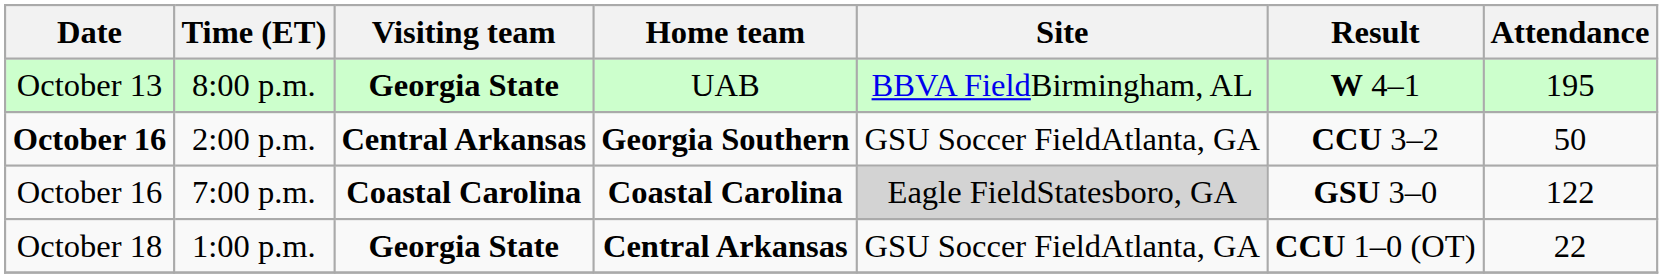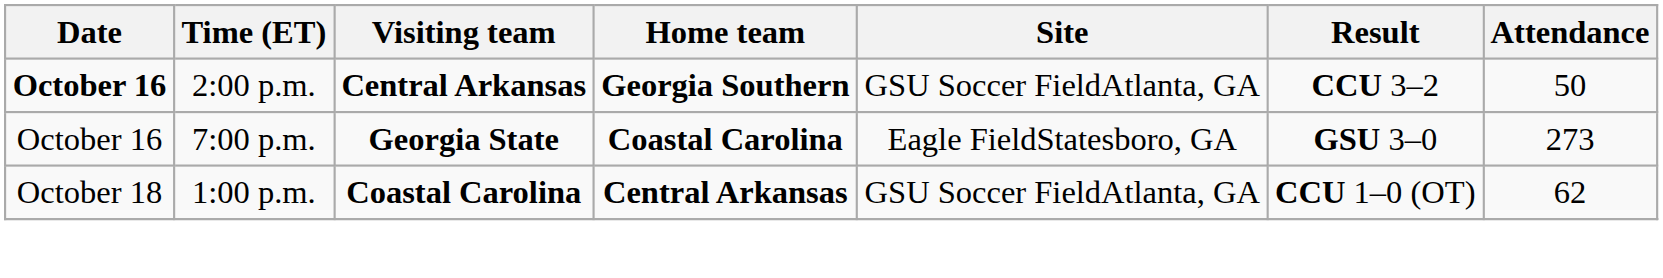- row: (254, 85)
(464, 192) Coastal Carolina -> (464, 138) Georgia State
(1062, 192) lightgrey background -> (1062, 138) no background
(1570, 192) 122 -> (1570, 138) 273
(464, 246) Georgia State -> (464, 192) Coastal Carolina
(1570, 246) 22 -> (1570, 192) 62
